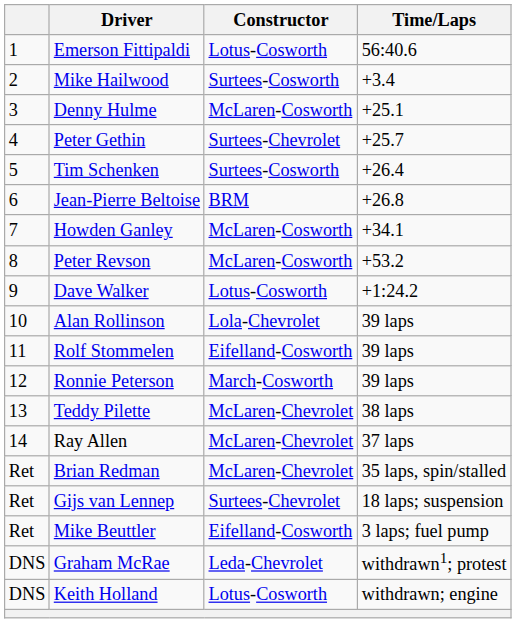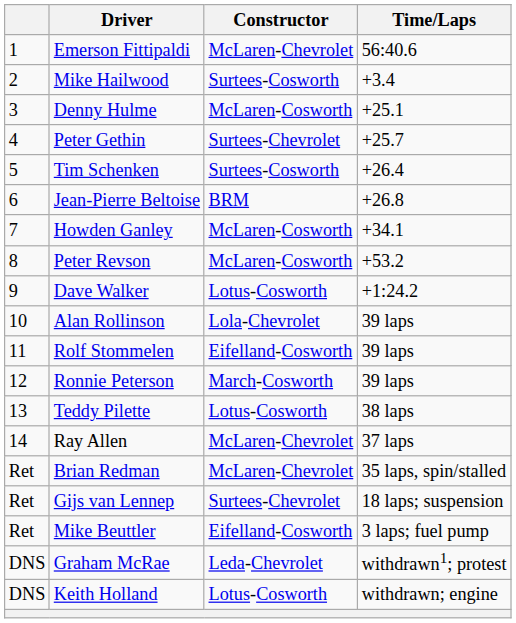(268, 49) Lotus-Cosworth -> (281, 49) McLaren-Chevrolet
(281, 410) McLaren-Chevrolet -> (268, 410) Lotus-Cosworth
